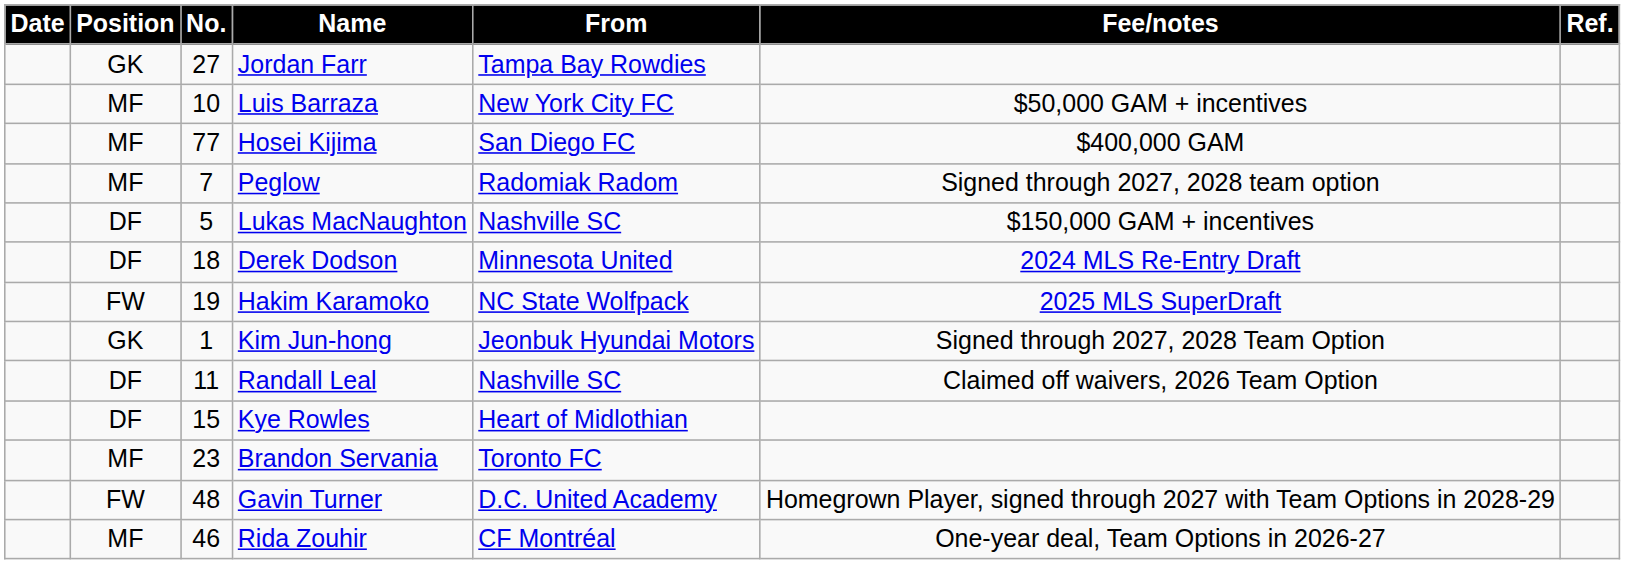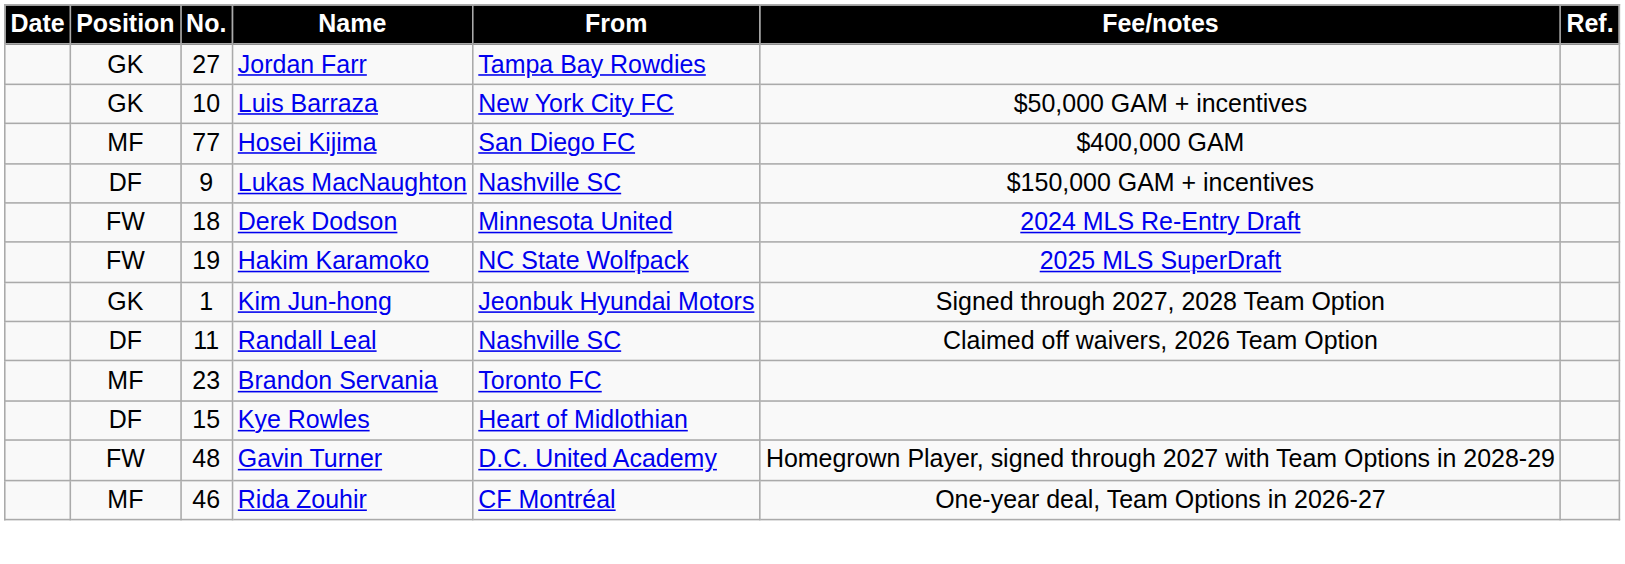(125, 103) MF -> (125, 103) GK
- row: (279, 182)
(206, 222) 5 -> (206, 182) 9
(125, 261) DF -> (125, 222) FW
rows swapped: (304, 420) <-> (338, 459)
